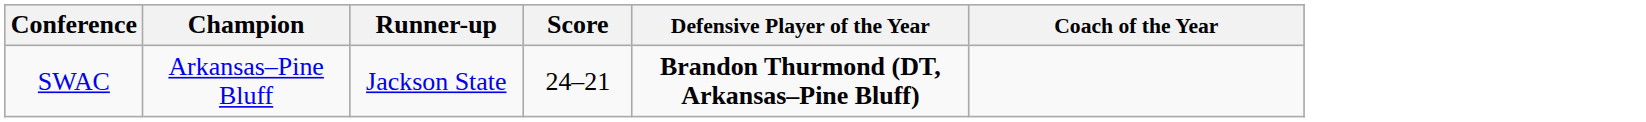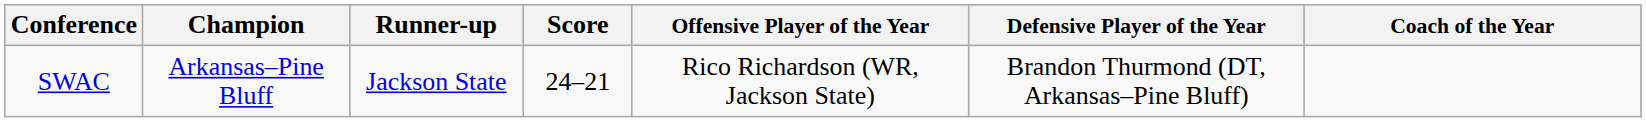+ column: (800, 26)
(800, 80) bold -> (1136, 80) normal
